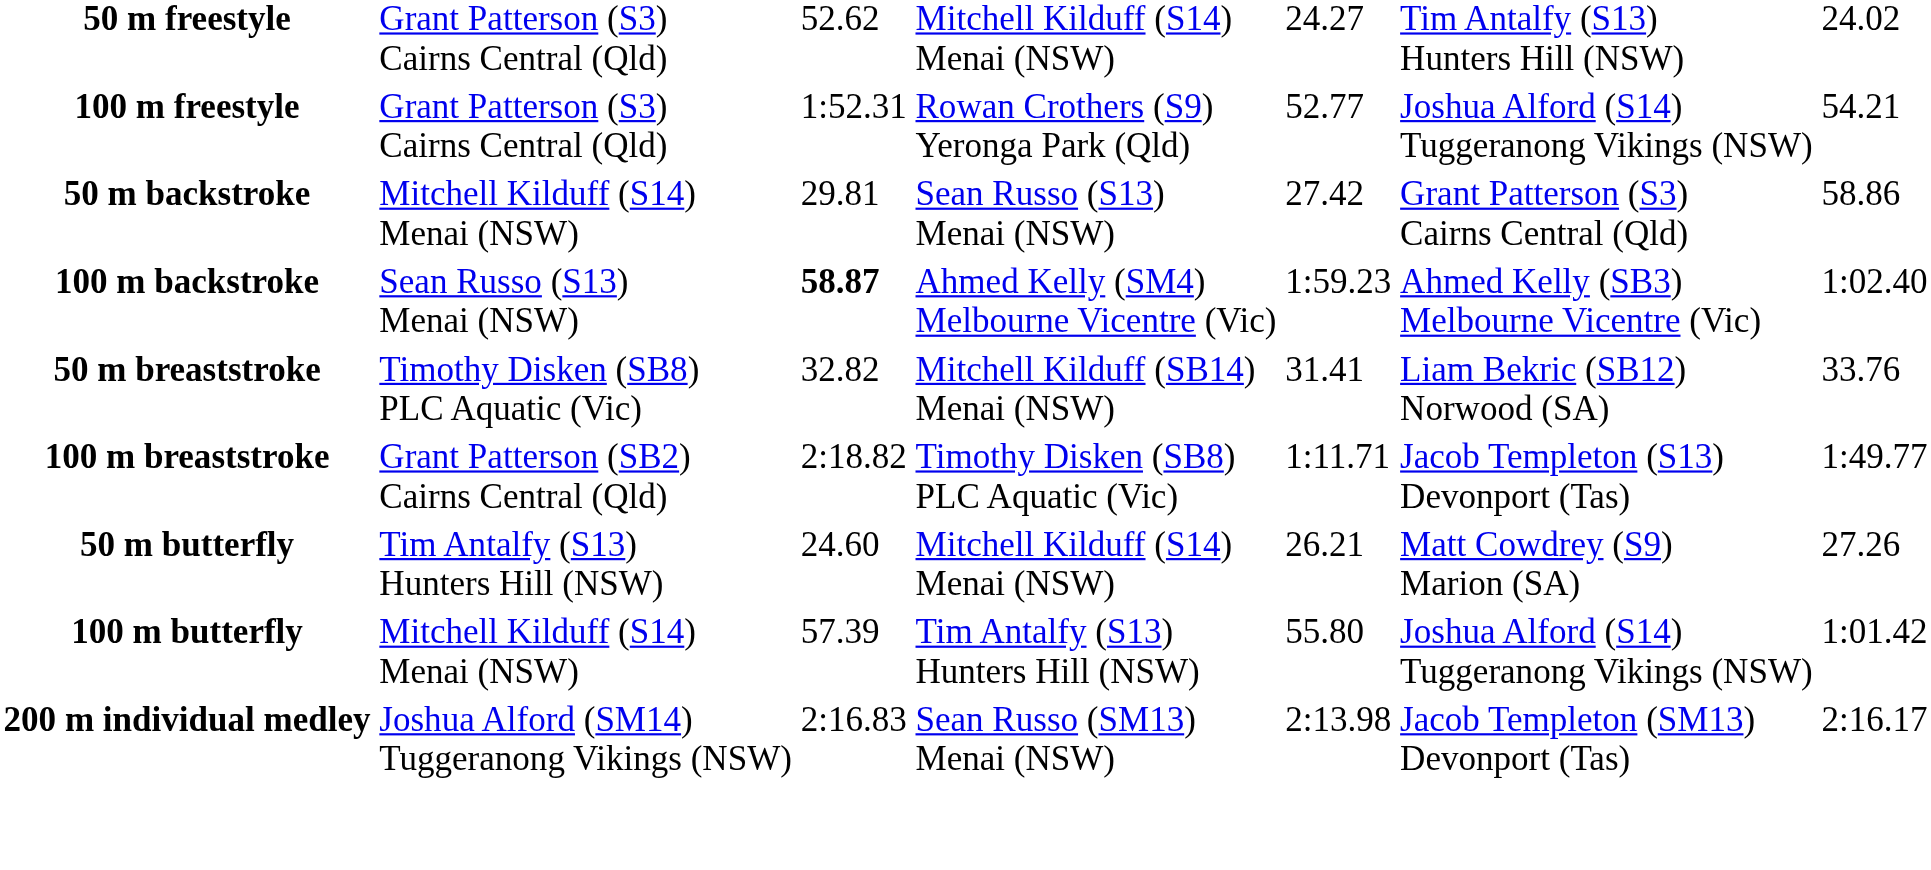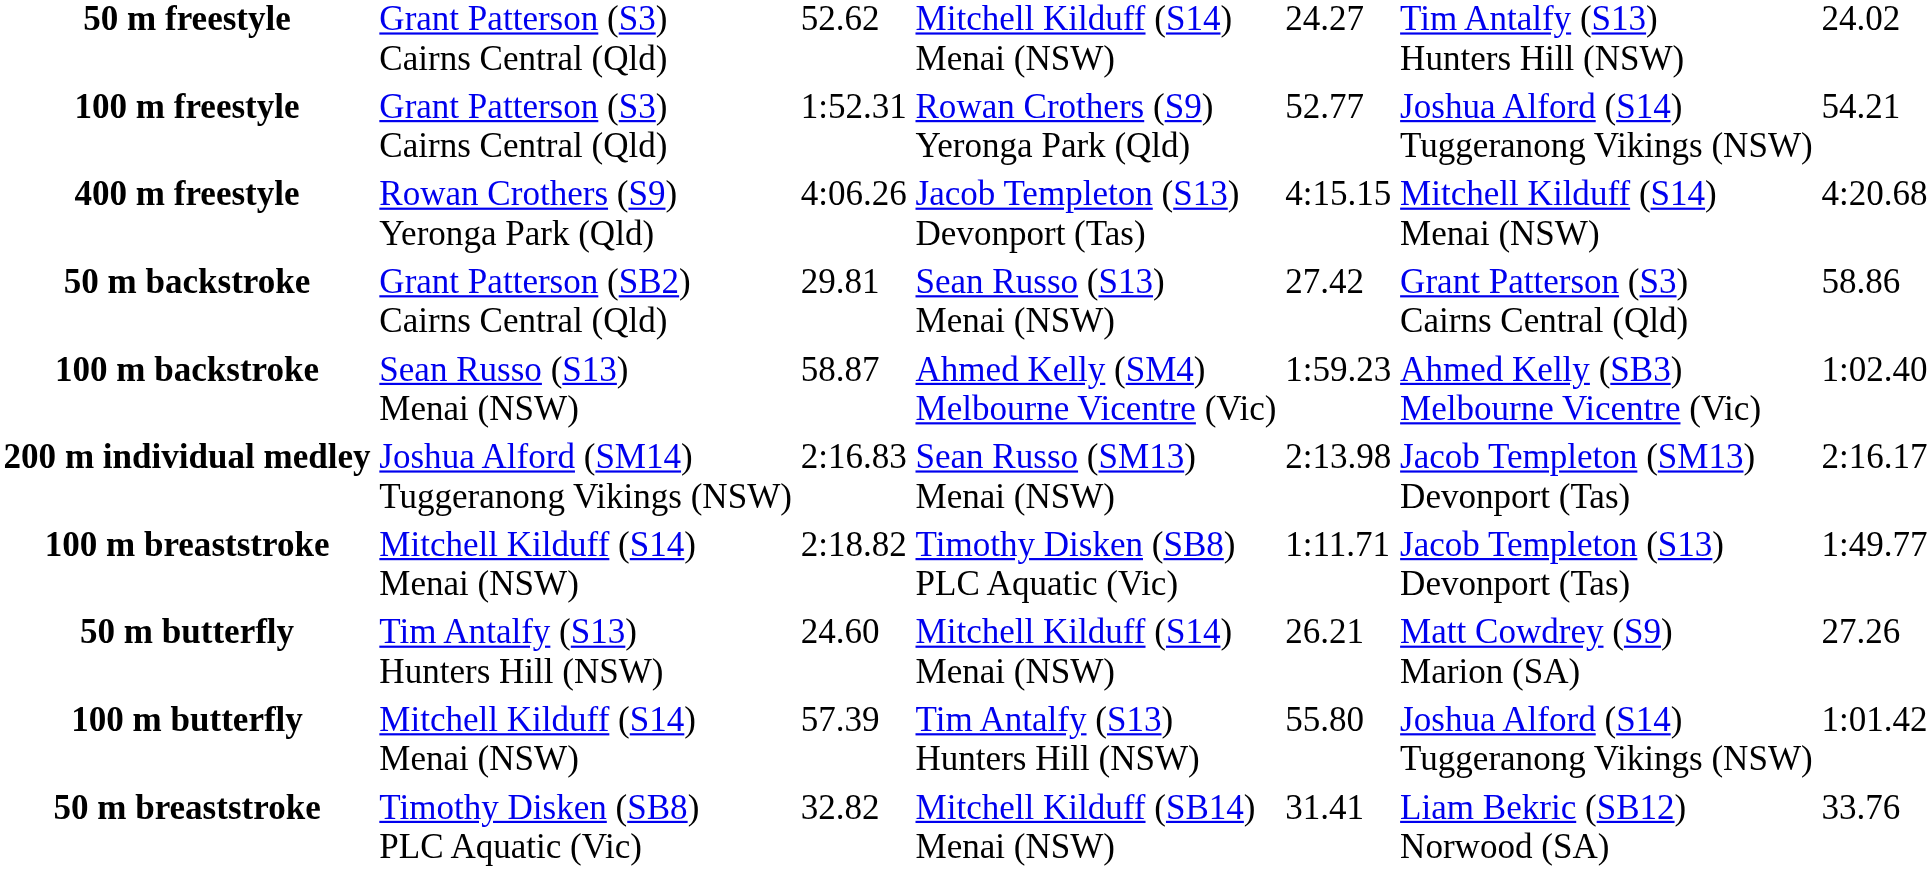+ row: (187, 193)
(538, 213) Mitchell Kilduff (S14) Menai (NSW) -> (535, 301) Grant Patterson (SB2) Cairns Central (Qld)
(840, 281) bold -> (840, 369) normal
rows swapped: (187, 369) <-> (187, 719)
(535, 476) Grant Patterson (SB2) Cairns Central (Qld) -> (538, 563) Mitchell Kilduff (S14) Menai (NSW)
